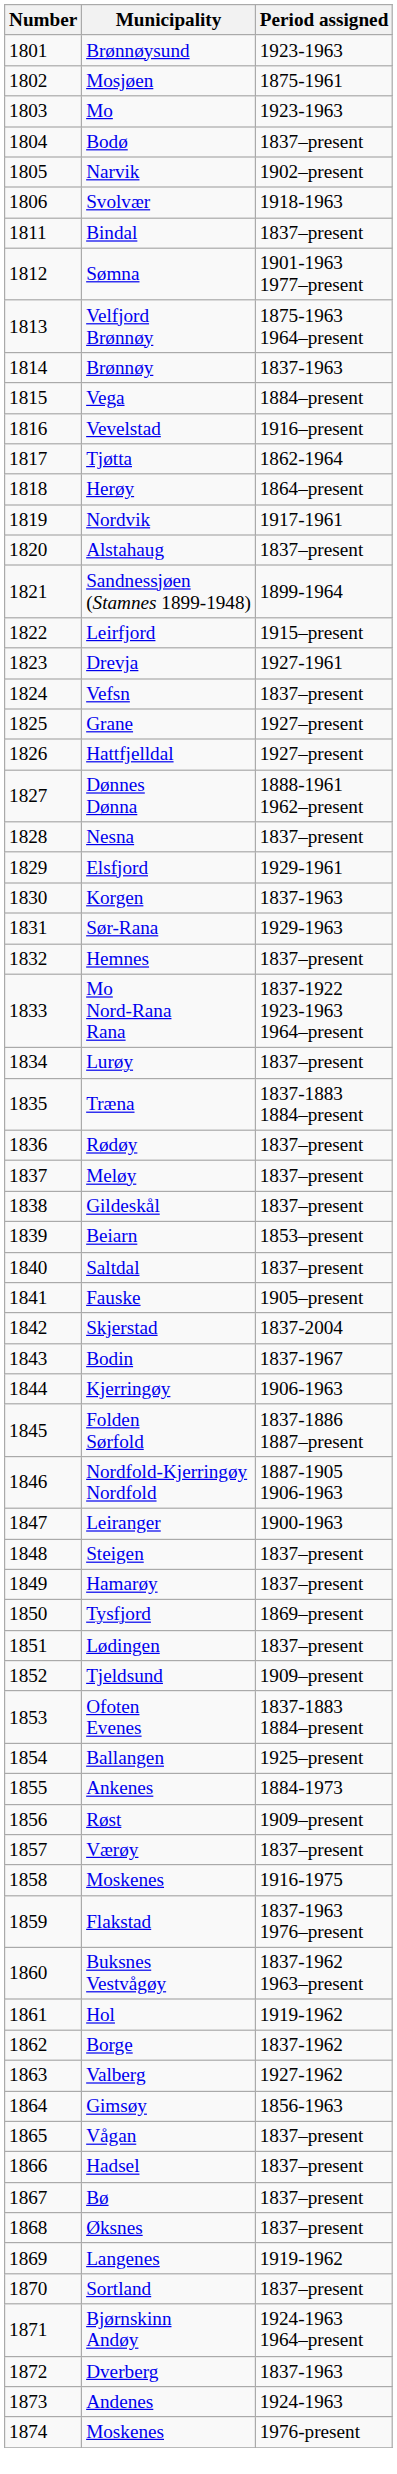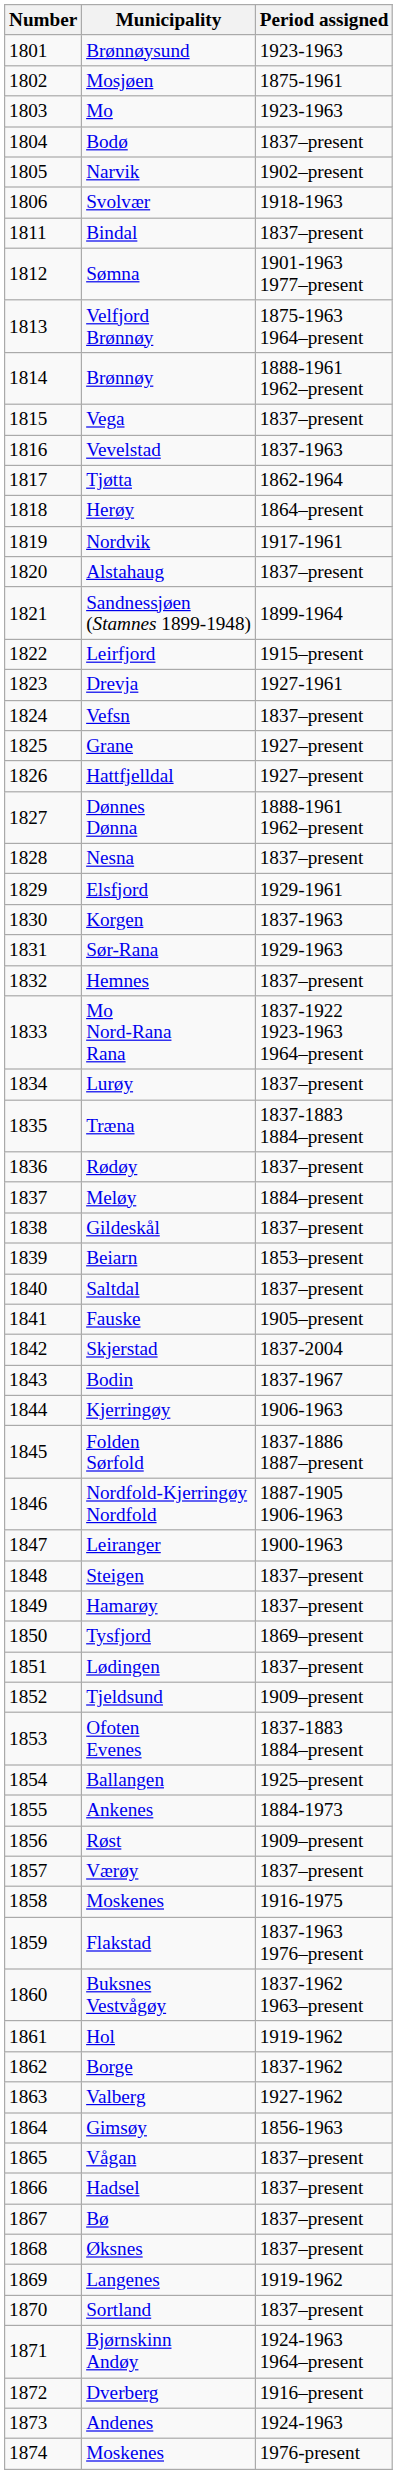(301, 367) 1837-1963 -> (311, 378) 1888-1961 1962–present
(311, 397) 1884–present -> (311, 419) 1837–present
(311, 428) 1916–present -> (301, 449) 1837-1963
(311, 1175) 1837–present -> (311, 1197) 1884–present
(301, 2371) 1837-1963 -> (311, 2392) 1916–present
